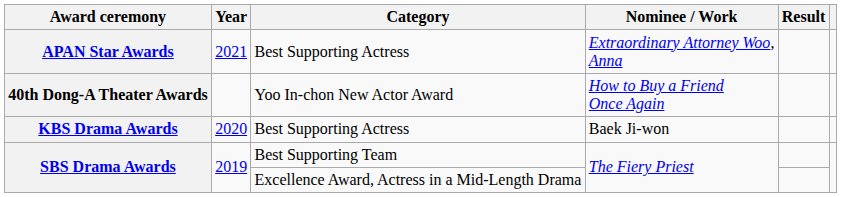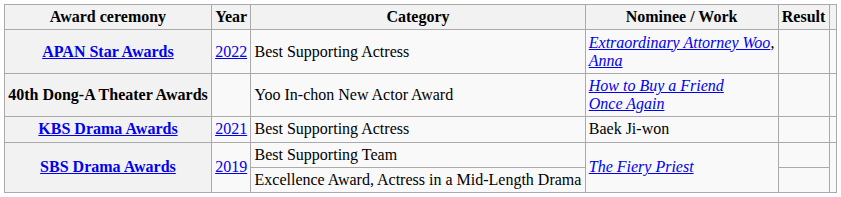(231, 51) 2021 -> (231, 51) 2022
(231, 129) 2020 -> (231, 129) 2021
